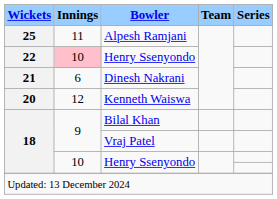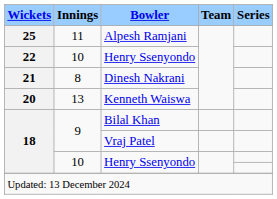(78, 57) pink background -> (78, 57) no background
(78, 78) 6 -> (78, 78) 8
(78, 99) 12 -> (78, 99) 13
